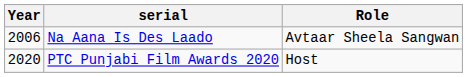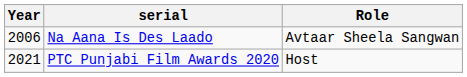(24, 61) 2020 -> (24, 61) 2021
